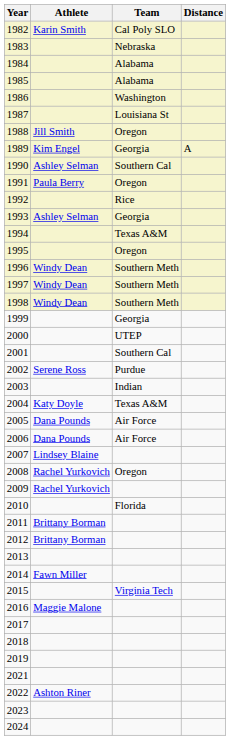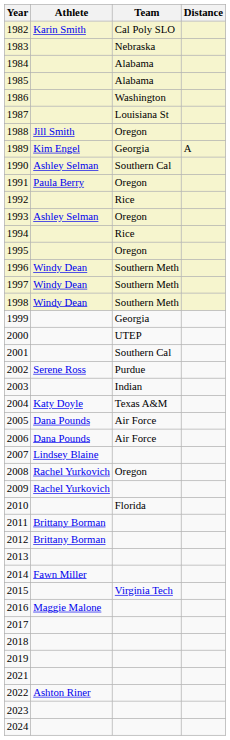(132, 217) Georgia -> (131, 217) Oregon
(141, 234) Texas A&M -> (125, 234) Rice
